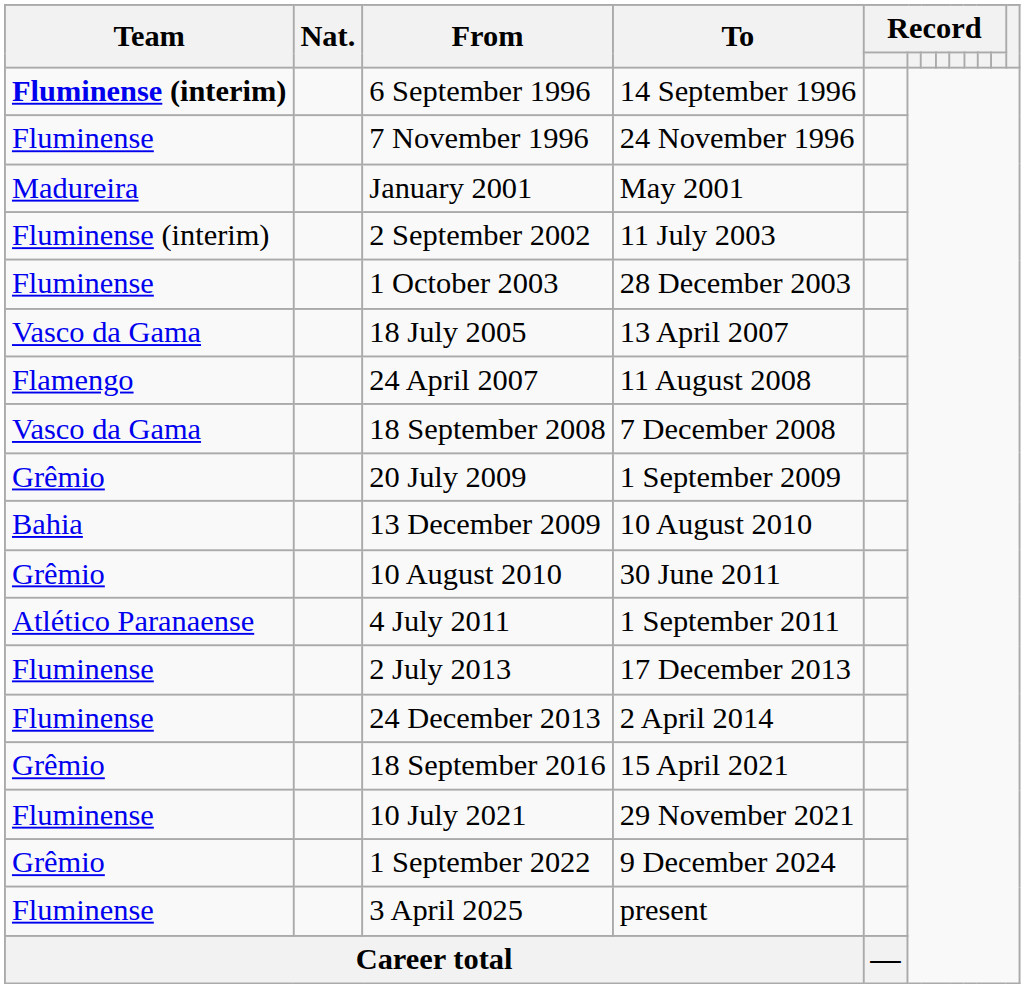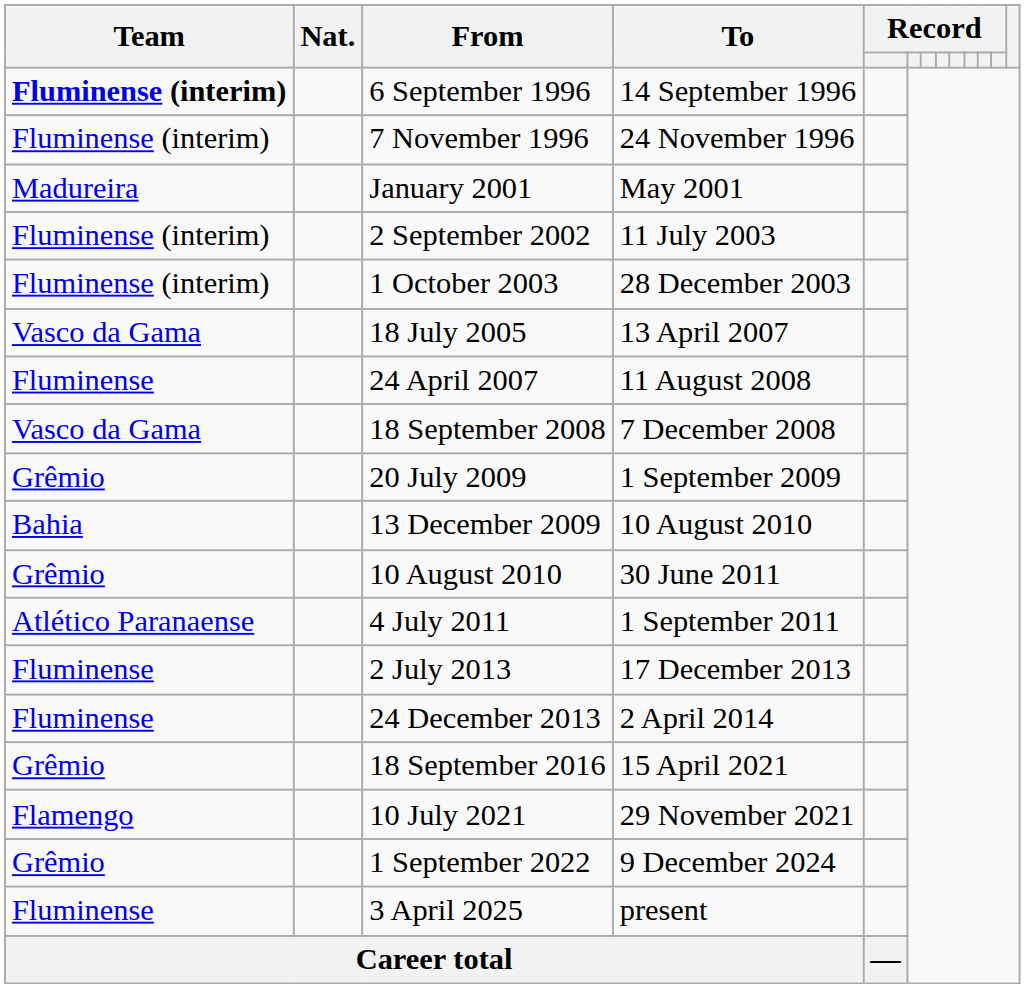(83, 139) Fluminense -> (141, 139) Fluminense (interim)
(83, 283) Fluminense -> (141, 283) Fluminense (interim)
(73, 380) Flamengo -> (83, 380) Fluminense
(83, 814) Fluminense -> (73, 814) Flamengo
